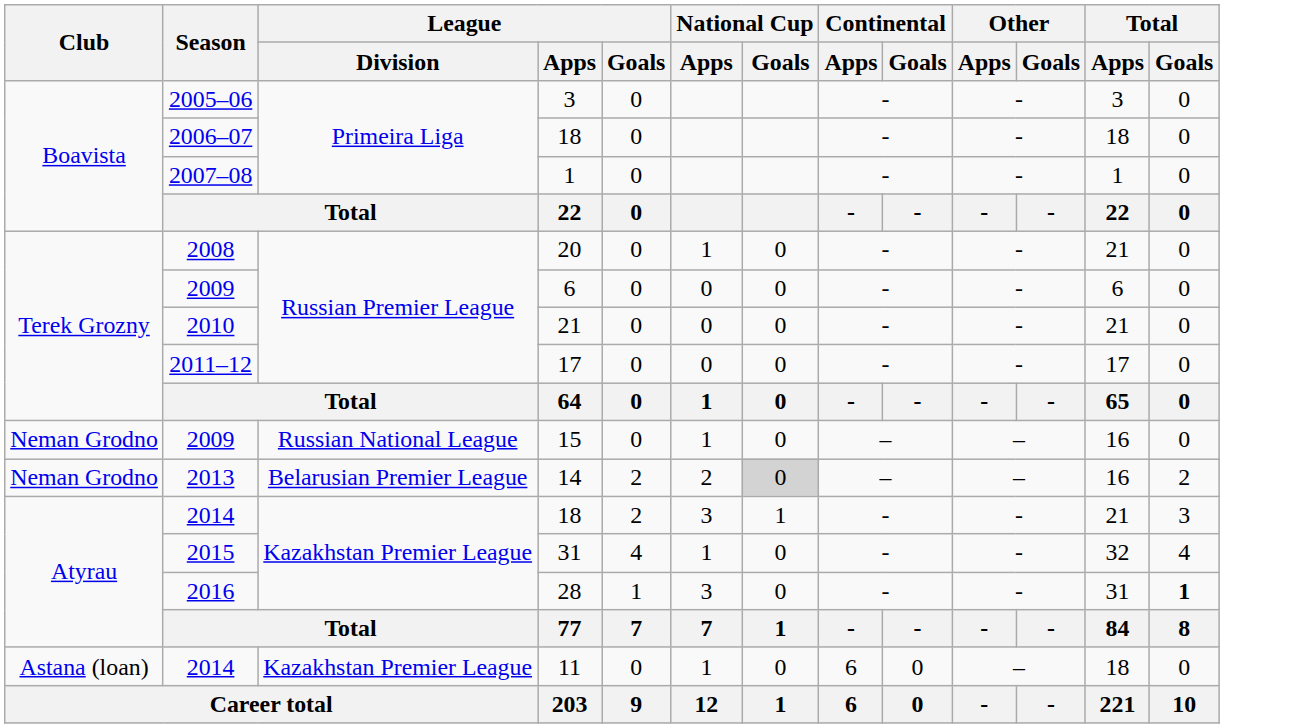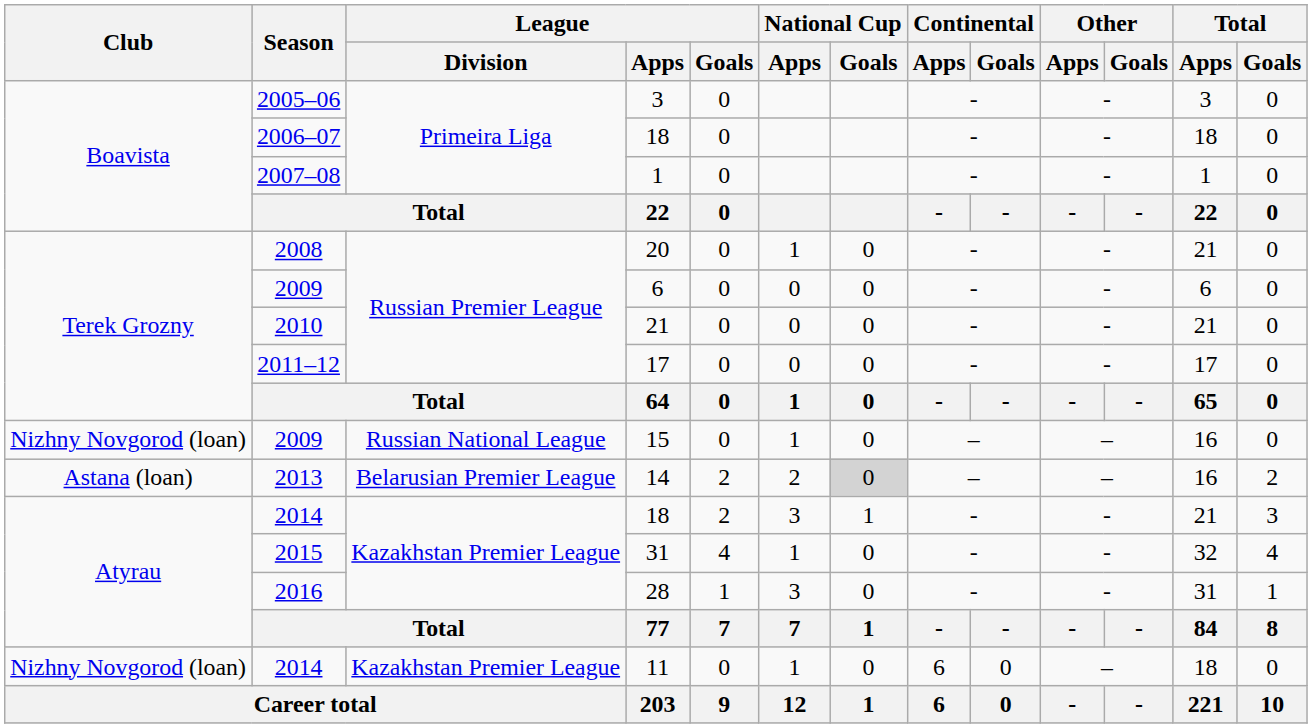(84, 439) Neman Grodno -> (128, 439) Nizhny Novgorod (loan)
(84, 477) Neman Grodno -> (128, 477) Astana (loan)
(1184, 590) bold -> (1272, 590) normal
(84, 666) Astana (loan) -> (128, 666) Nizhny Novgorod (loan)
